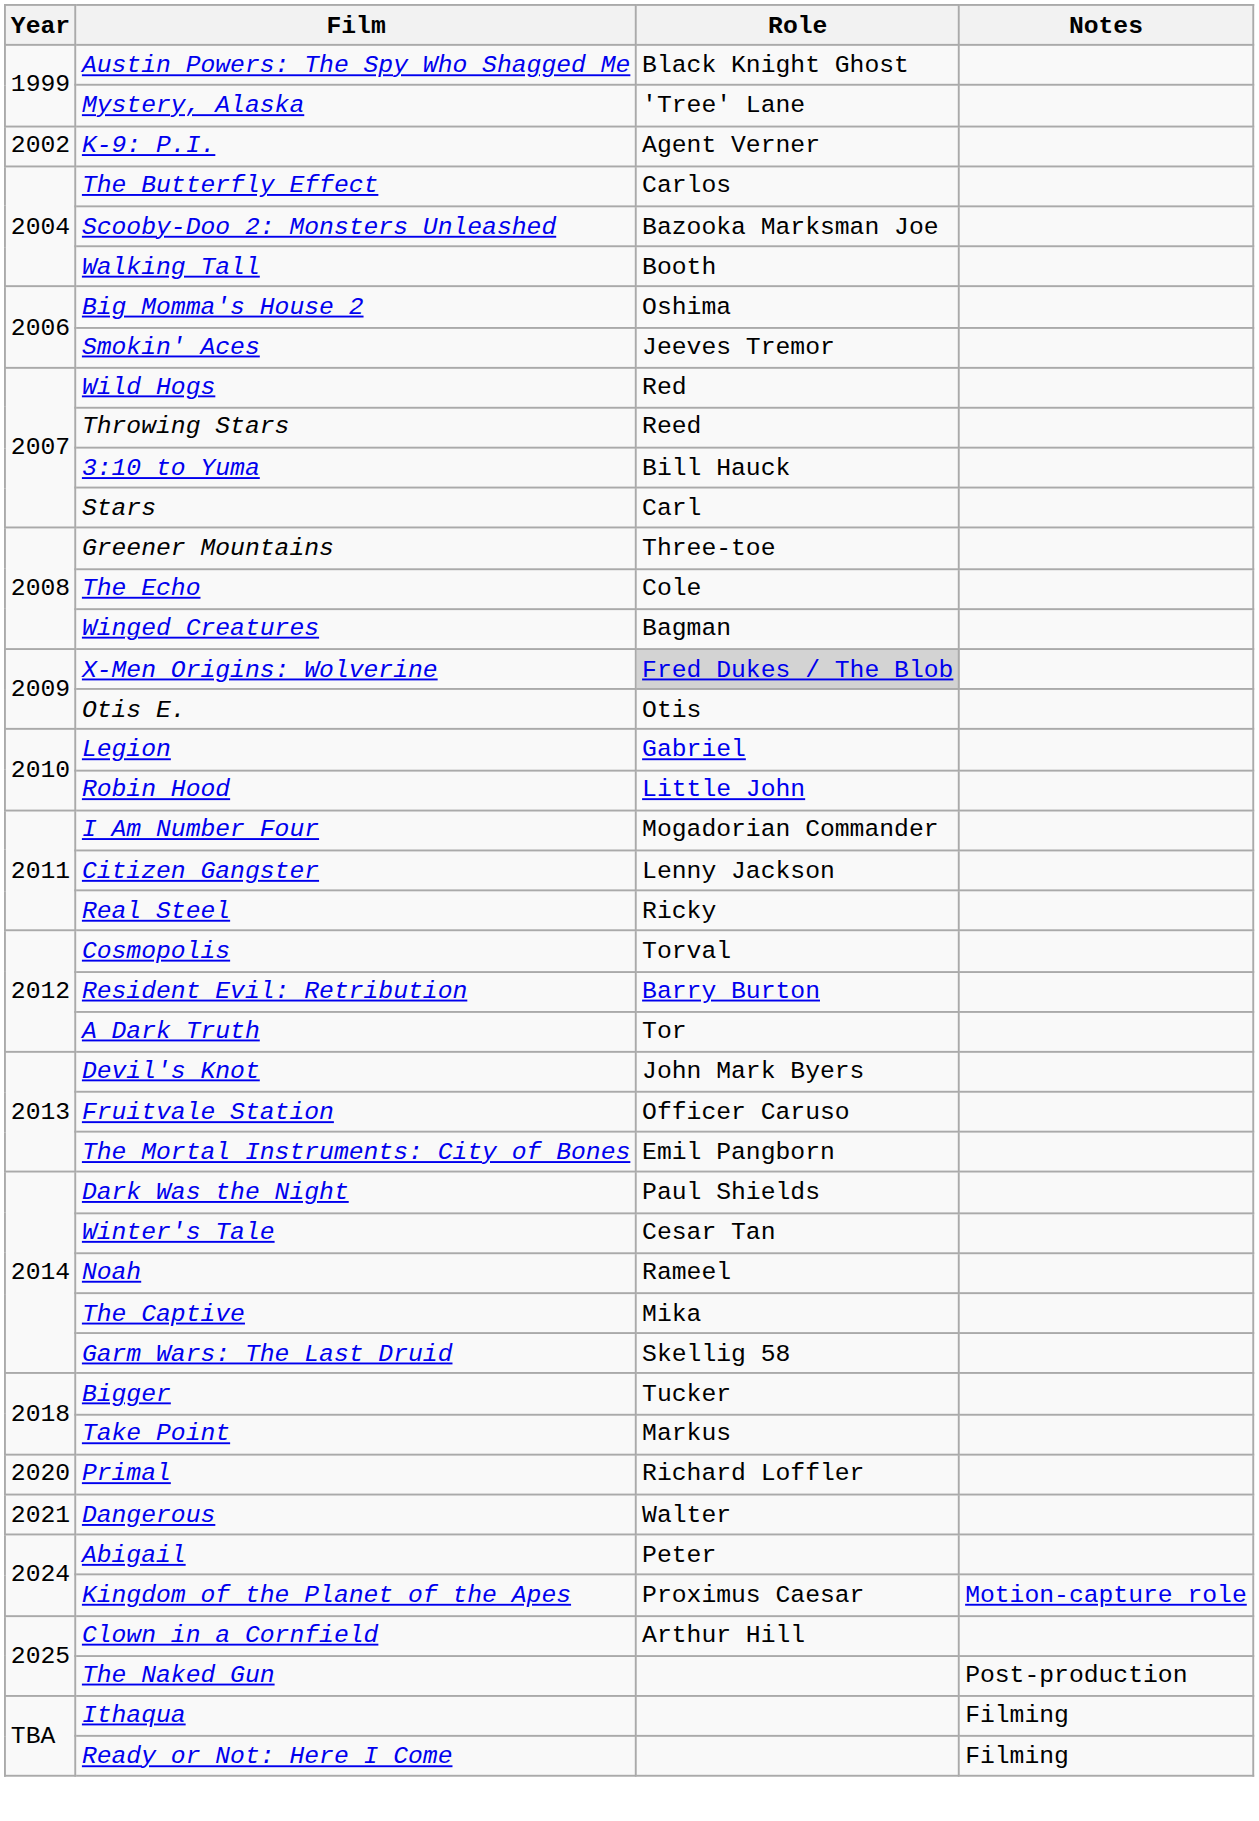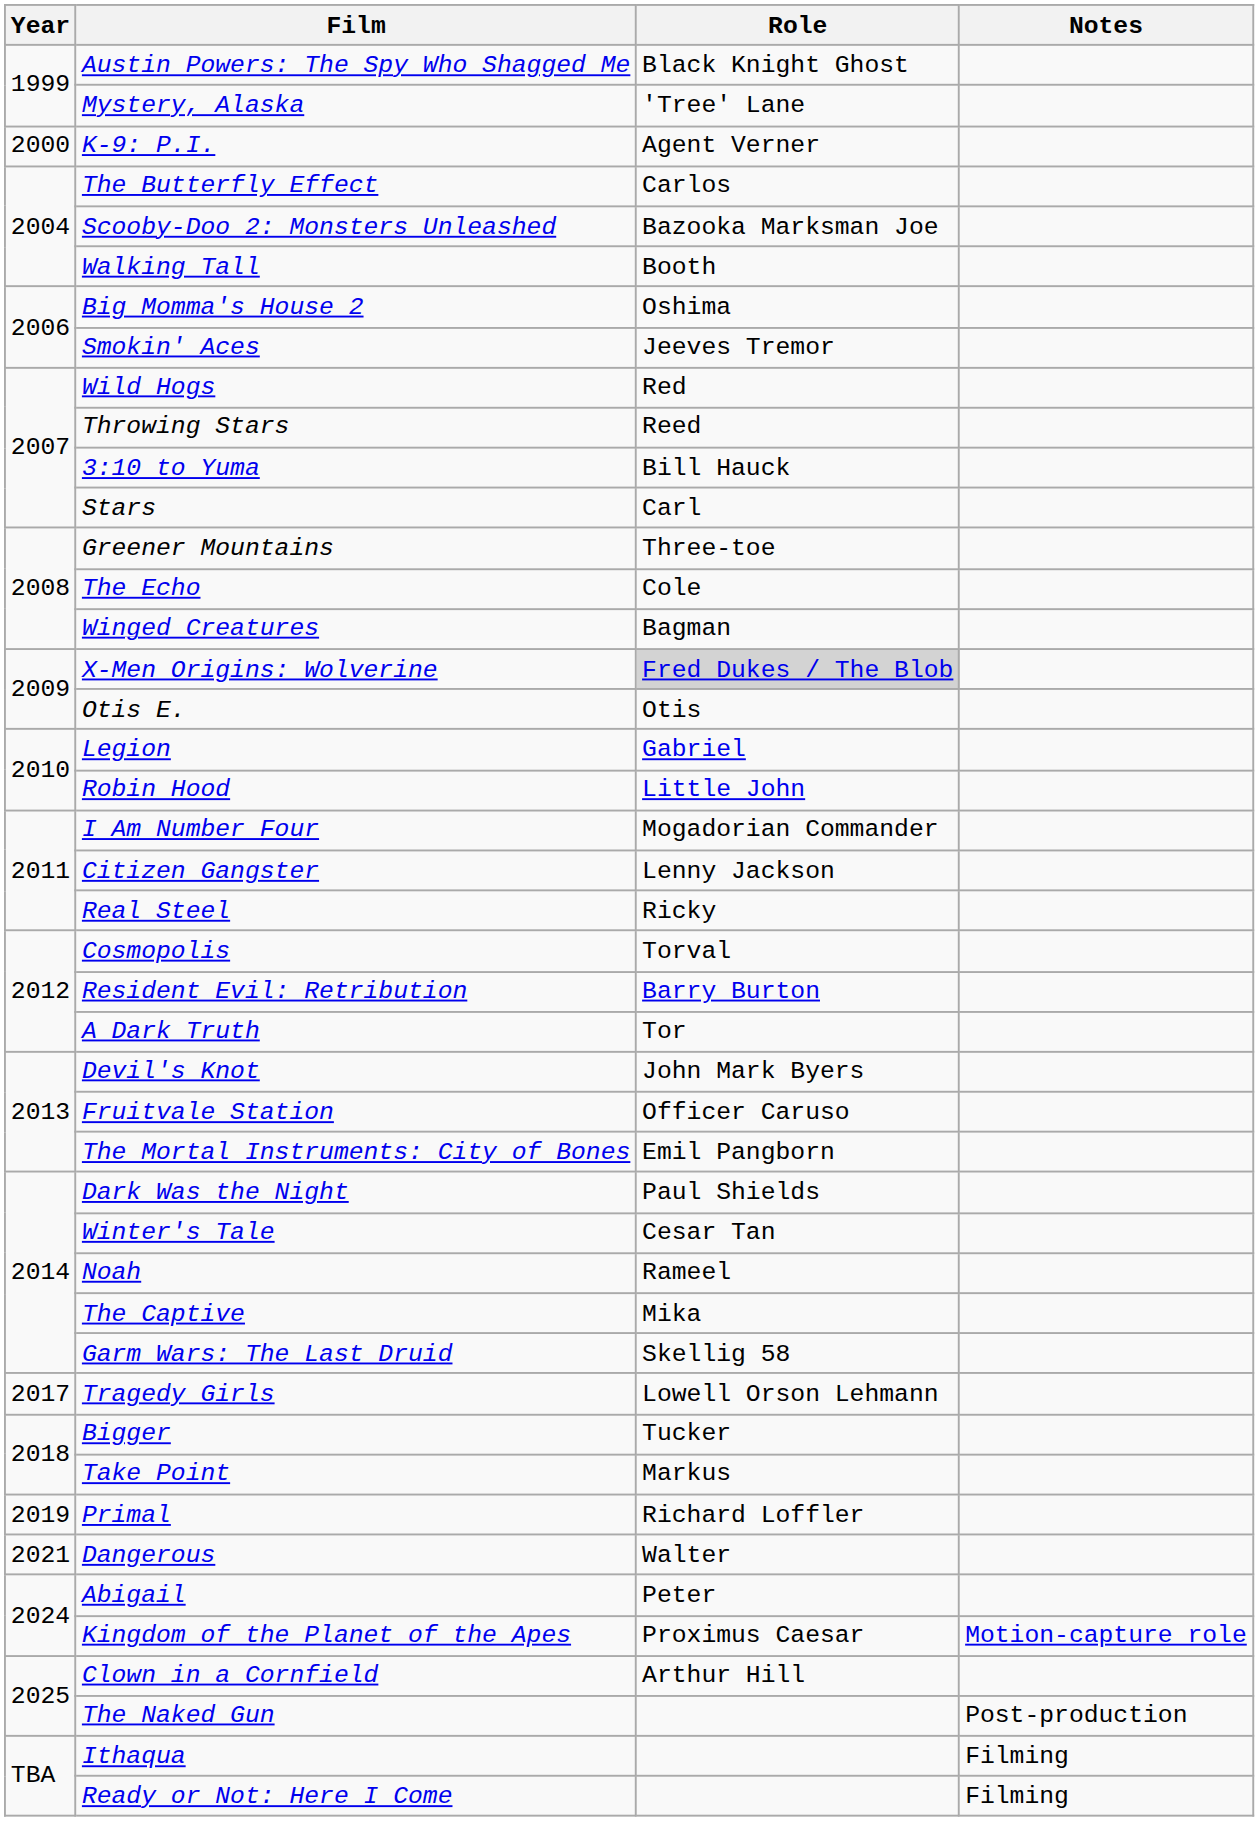(40, 146) 2002 -> (40, 146) 2000
+ row: (178, 1394)
(40, 1474) 2020 -> (40, 1515) 2019
